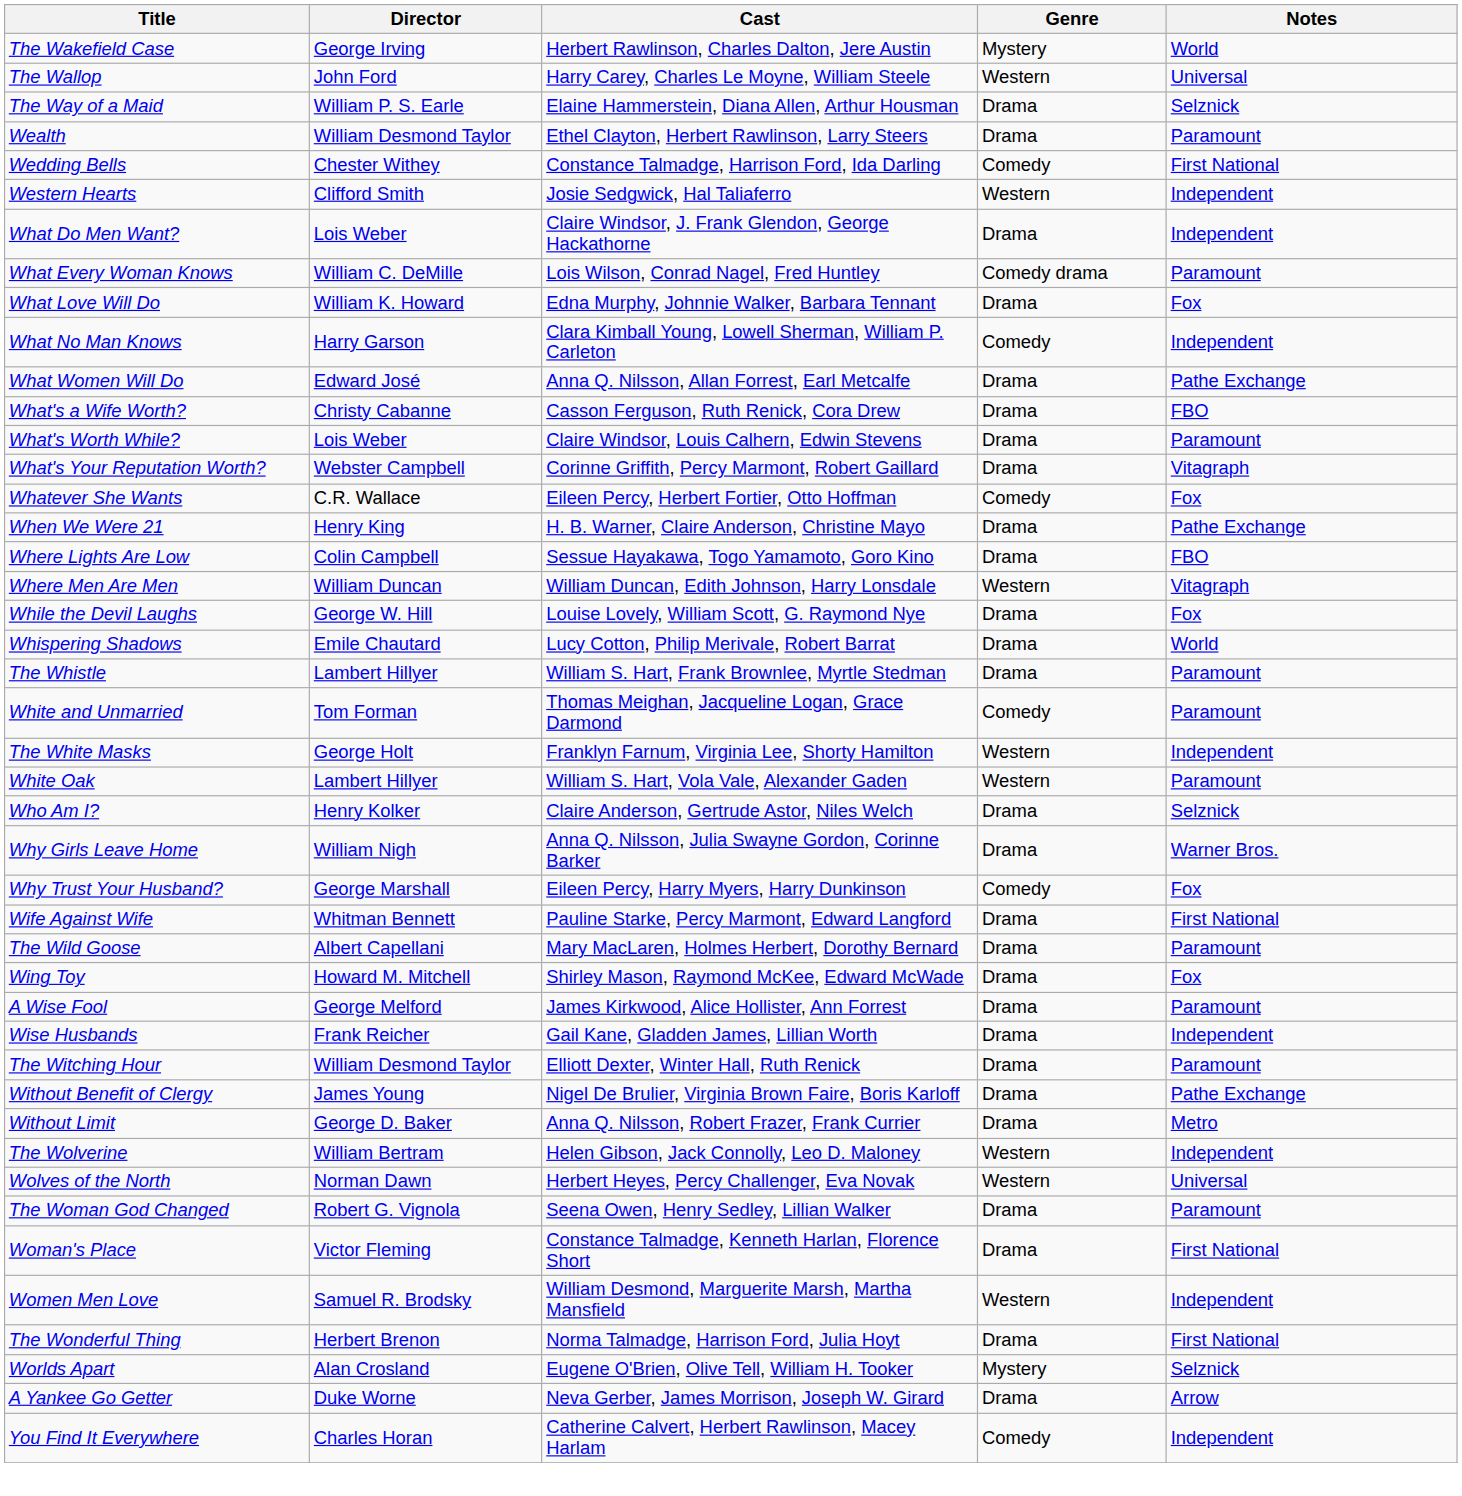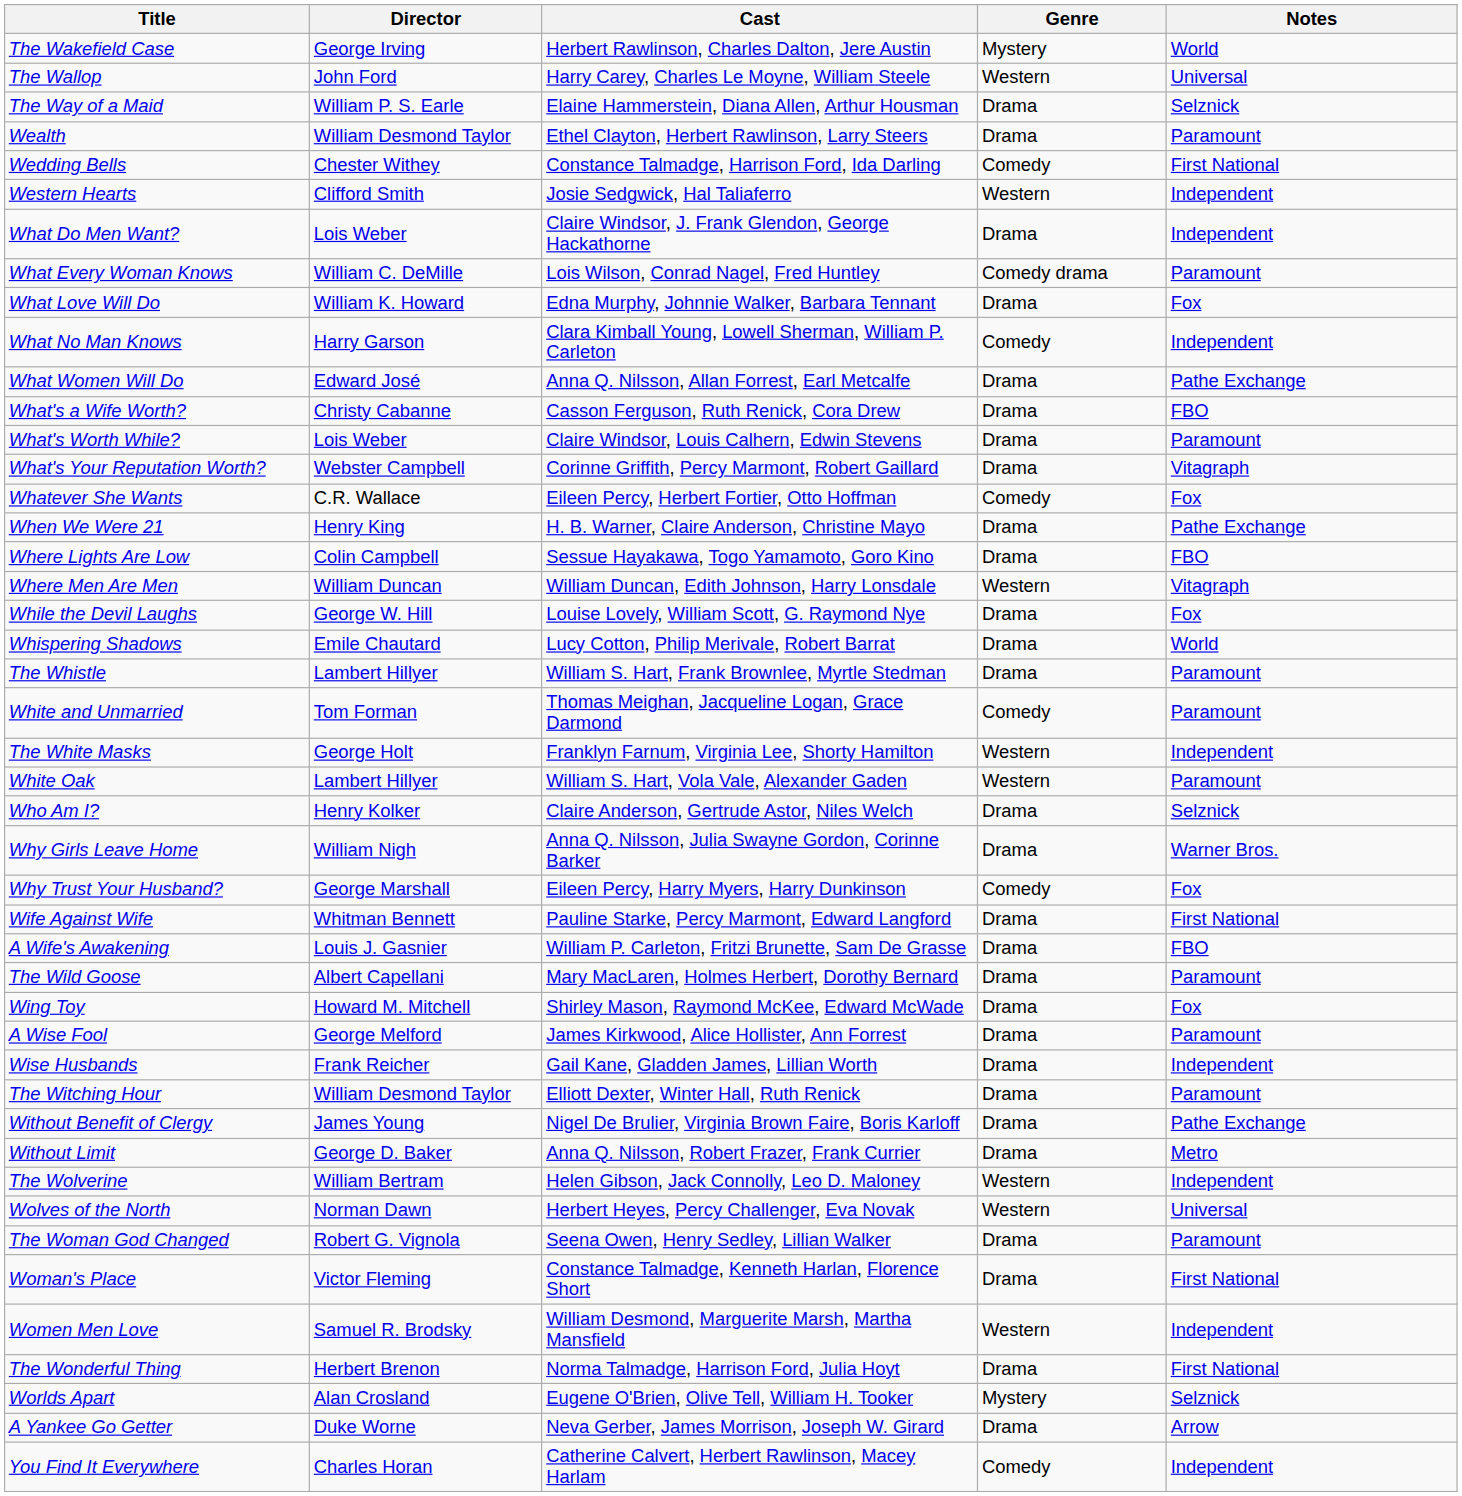+ row: (89, 948)
